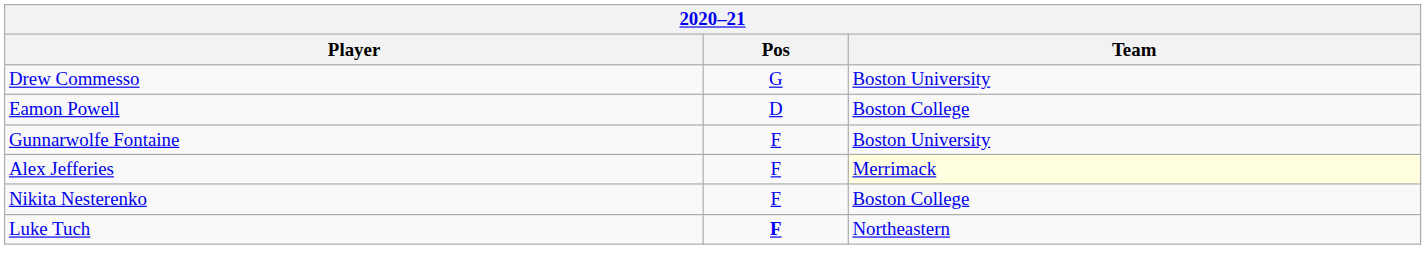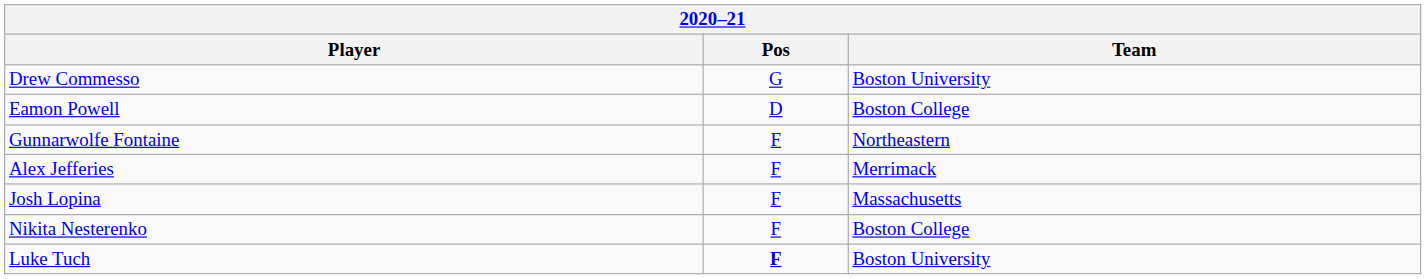(921, 139) Boston University -> (901, 139) Northeastern
(894, 169) lightyellow background -> (894, 169) no background
+ row: (55, 199)
(901, 229) Northeastern -> (921, 259) Boston University
